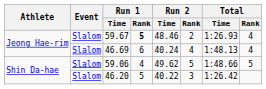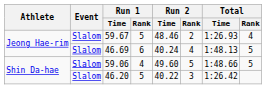(142, 37) bold -> (142, 37) normal
(251, 50) 4 -> (251, 50) 5
(167, 63) 49.62 -> (167, 63) 49.60
